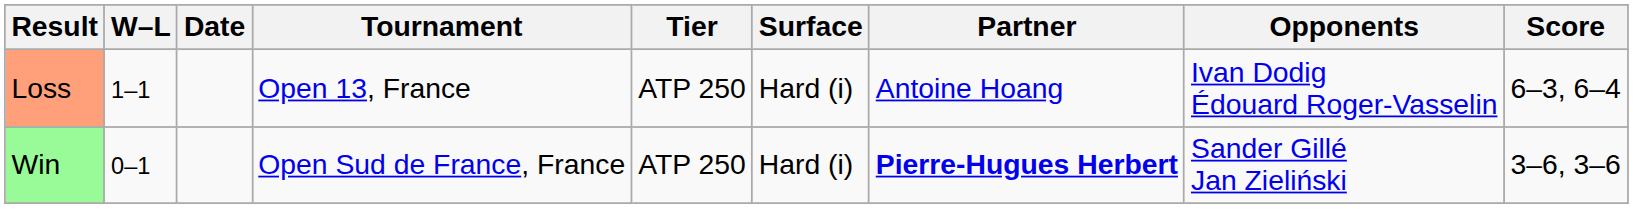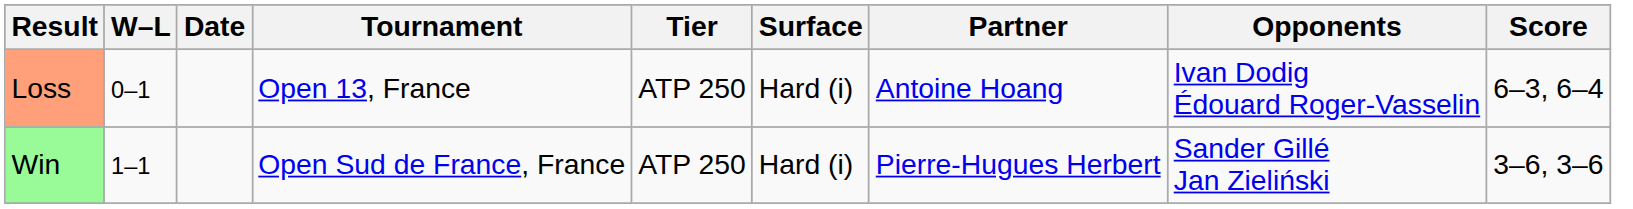(131, 89) 1–1 -> (131, 89) 0–1
(131, 166) 0–1 -> (131, 166) 1–1
(1027, 164) bold -> (1018, 164) normal
